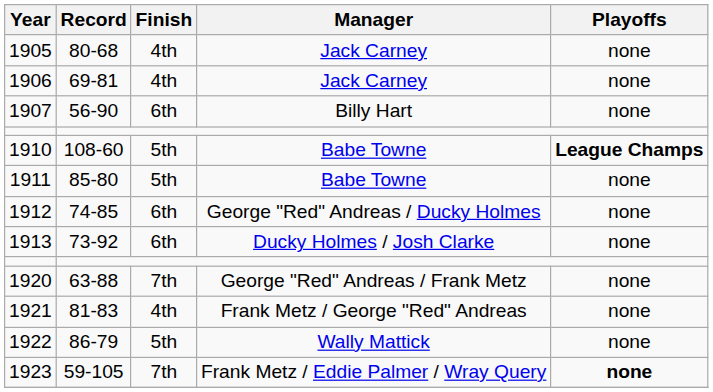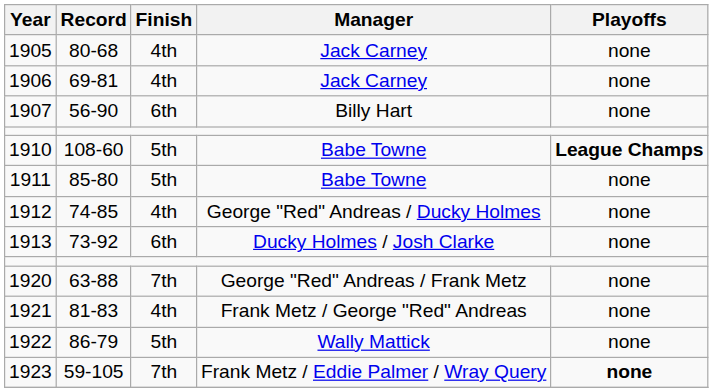(164, 211) 6th -> (164, 211) 4th
